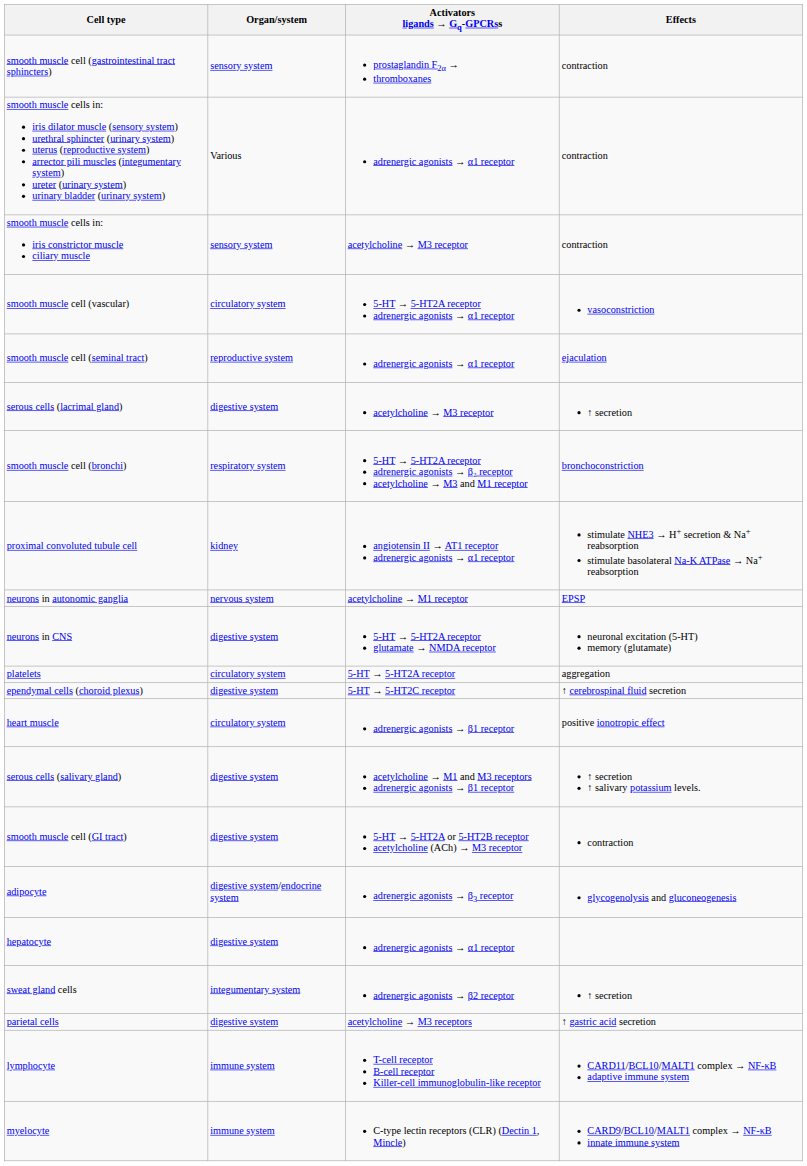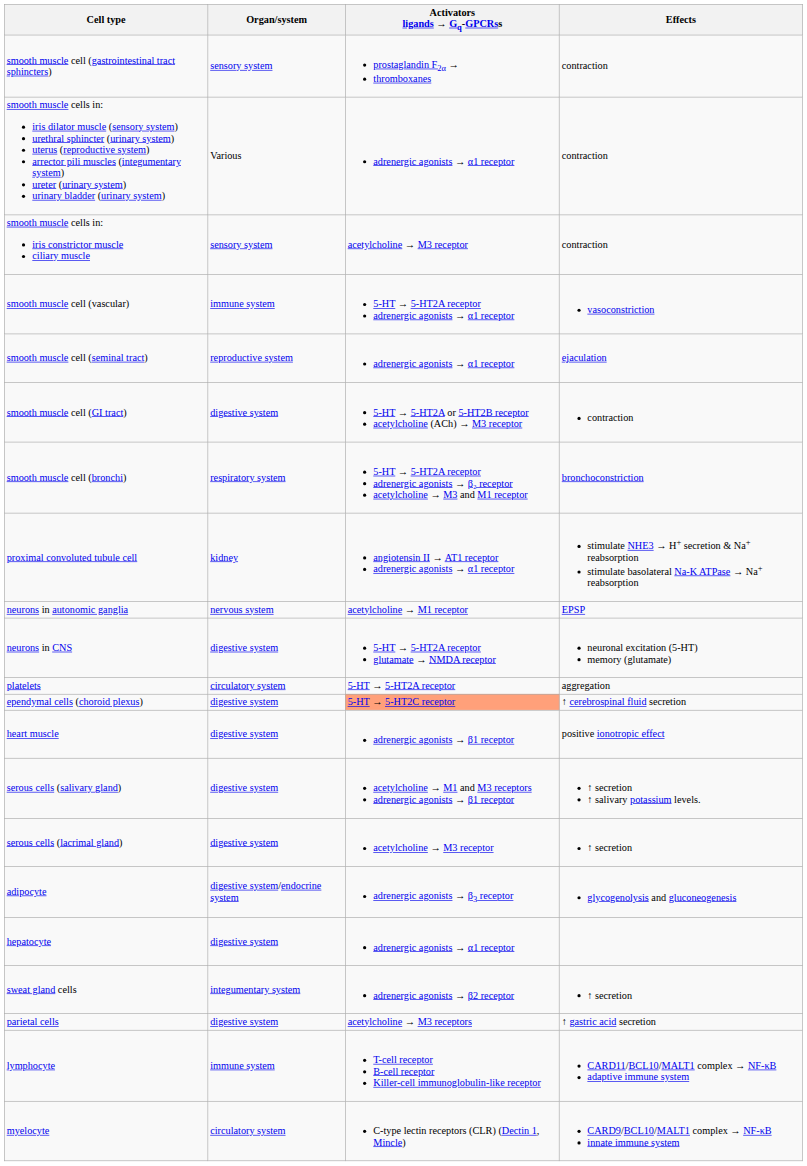(248, 304) circulatory system -> (242, 304) immune system
rows swapped: (67, 836) <-> (65, 406)
(401, 690) no background -> (401, 702) lightsalmon background
(248, 722) circulatory system -> (244, 734) digestive system
(242, 1131) immune system -> (248, 1131) circulatory system
